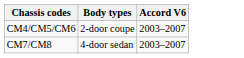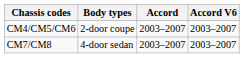+ column: (162, 12)
